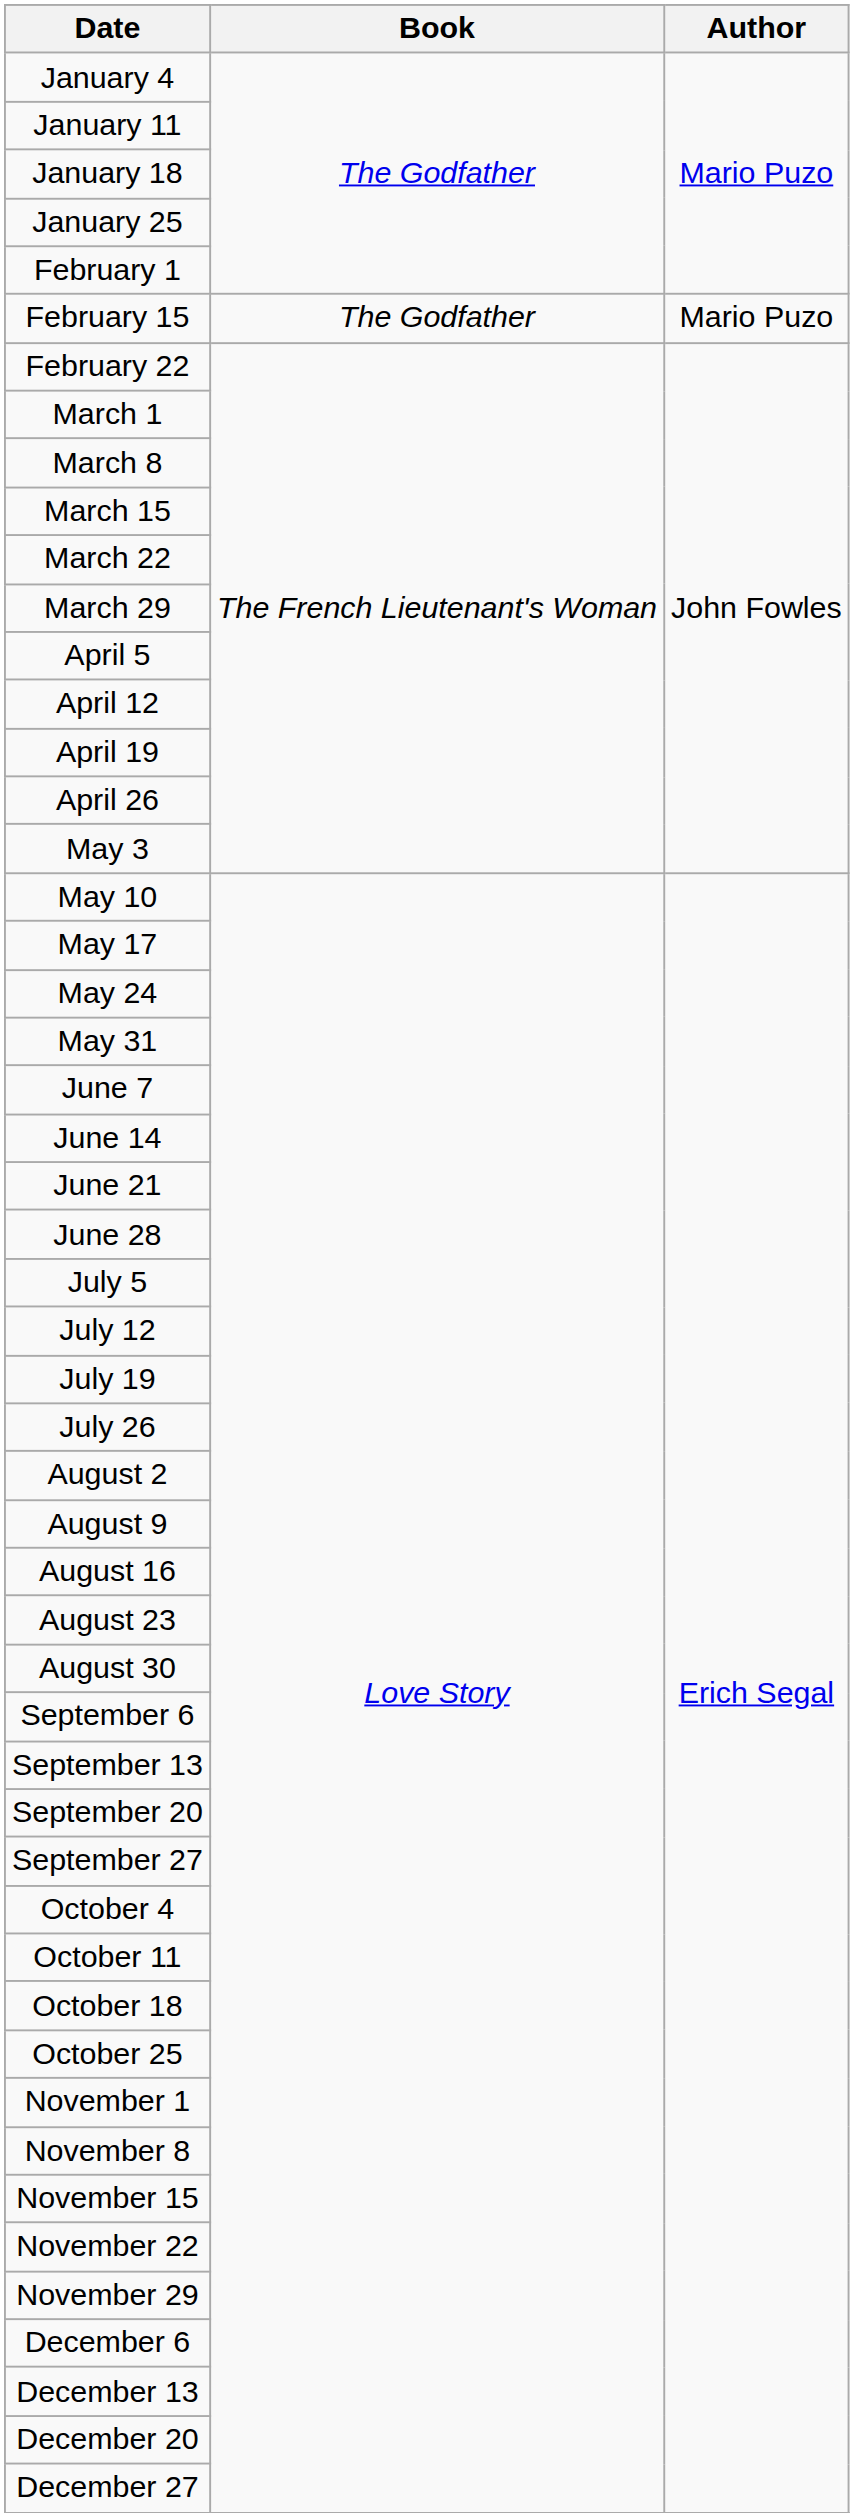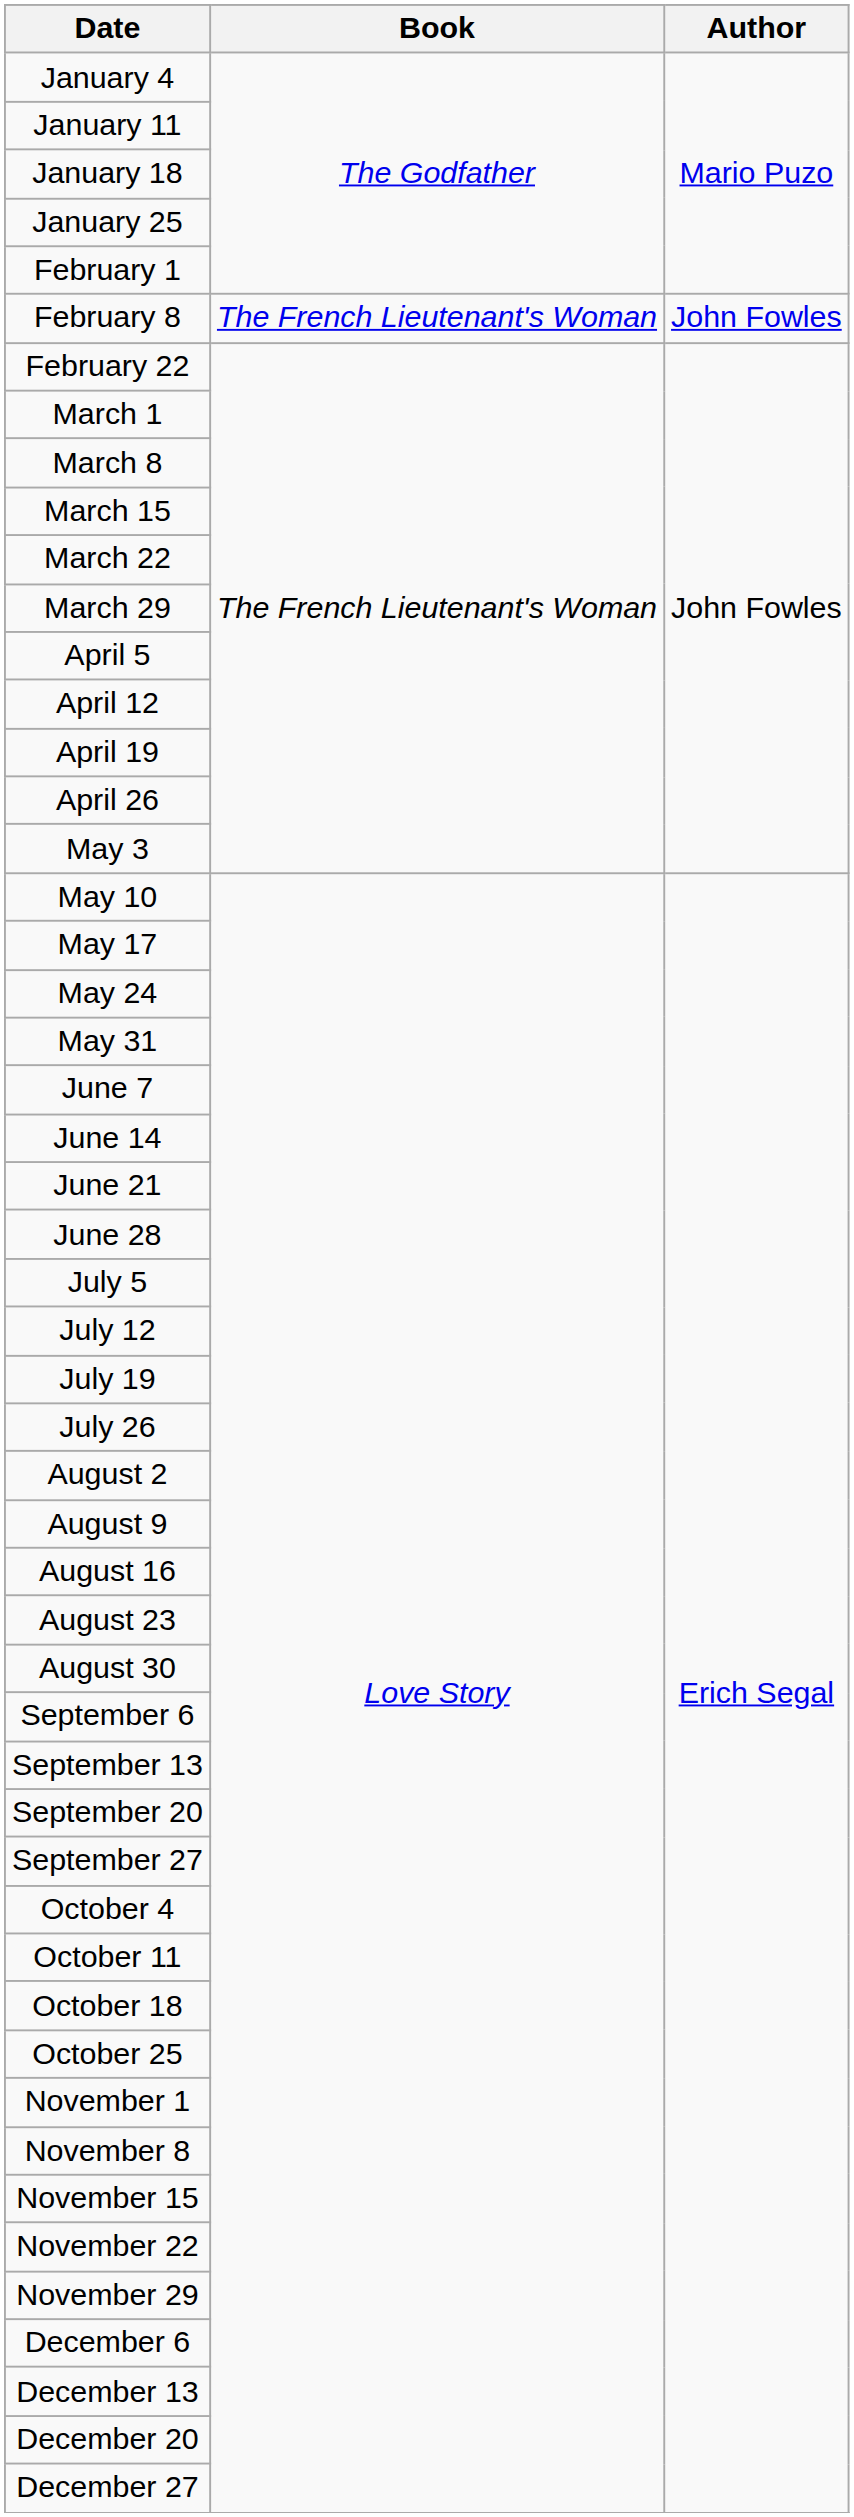+ row: (107, 317)
- row: (107, 317)
